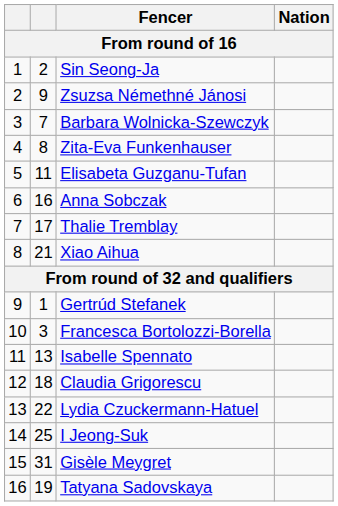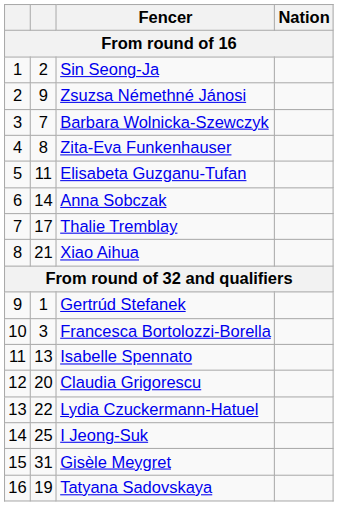(43, 200) 16 -> (43, 200) 14
(43, 383) 18 -> (43, 383) 20
